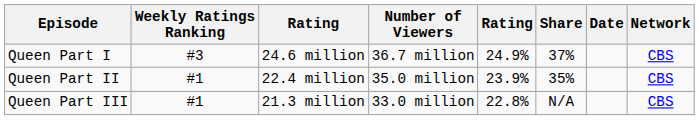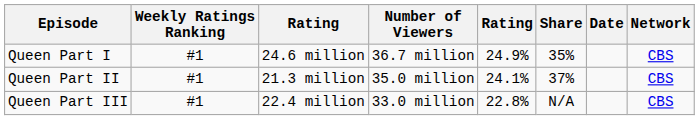(195, 56) #3 -> (195, 56) #1
(561, 56) 37% -> (561, 56) 35%
(313, 79) 22.4 million -> (313, 79) 21.3 million
(507, 79) 23.9% -> (507, 79) 24.1%
(561, 79) 35% -> (561, 79) 37%
(313, 103) 21.3 million -> (313, 103) 22.4 million
